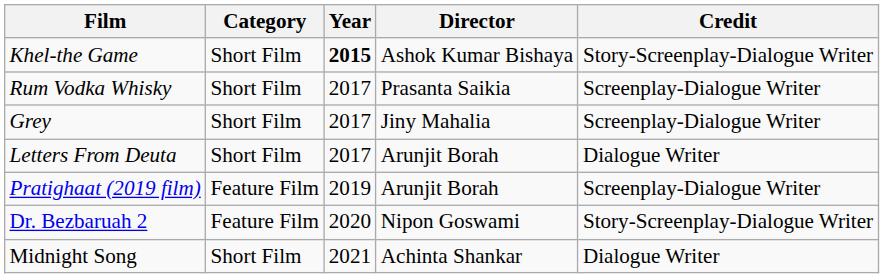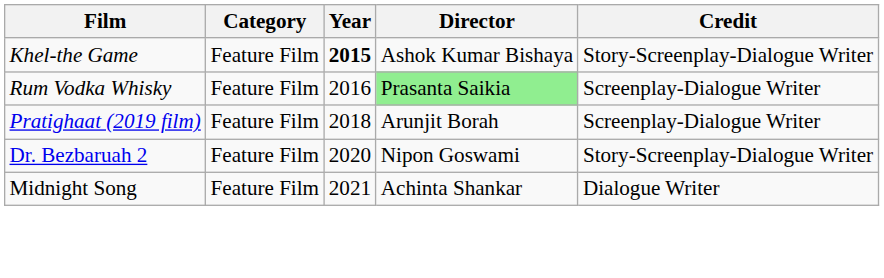(256, 54) Short Film -> (265, 54) Feature Film
(256, 88) Short Film -> (265, 88) Feature Film
(350, 88) 2017 -> (350, 88) 2016
(446, 88) no background -> (446, 88) lightgreen background
- row: (30, 121)
- row: (93, 155)
(350, 188) 2019 -> (350, 121) 2018
(256, 255) Short Film -> (265, 188) Feature Film
